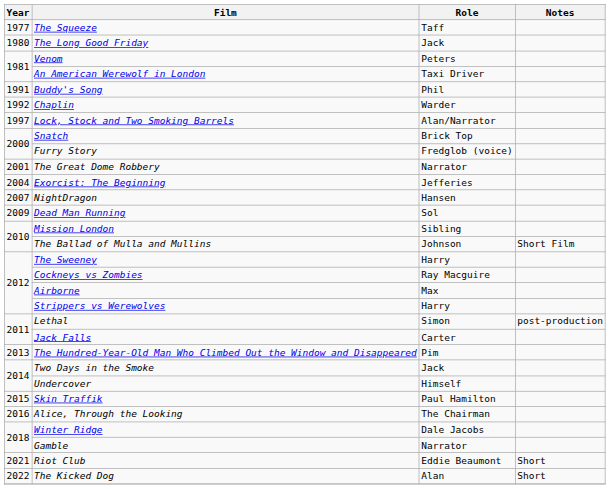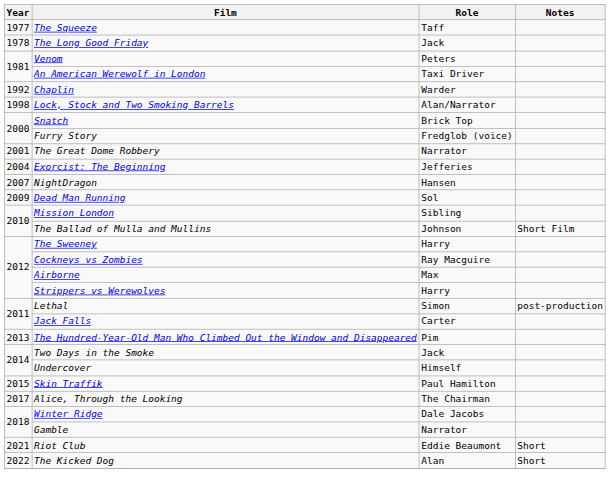(18, 43) 1980 -> (18, 43) 1978
- row: (68, 89)
(18, 120) 1997 -> (18, 105) 1998
(18, 414) 2016 -> (18, 399) 2017
